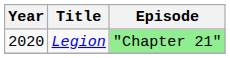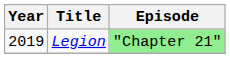(26, 41) 2020 -> (26, 41) 2019
